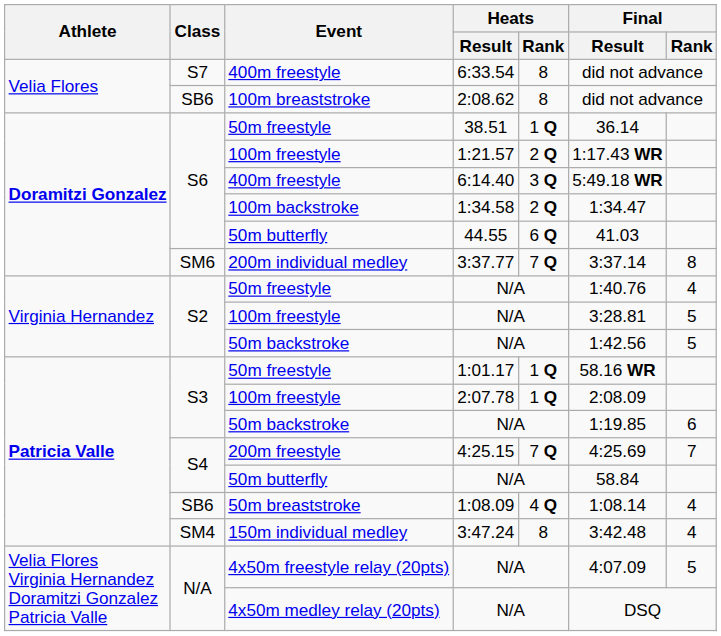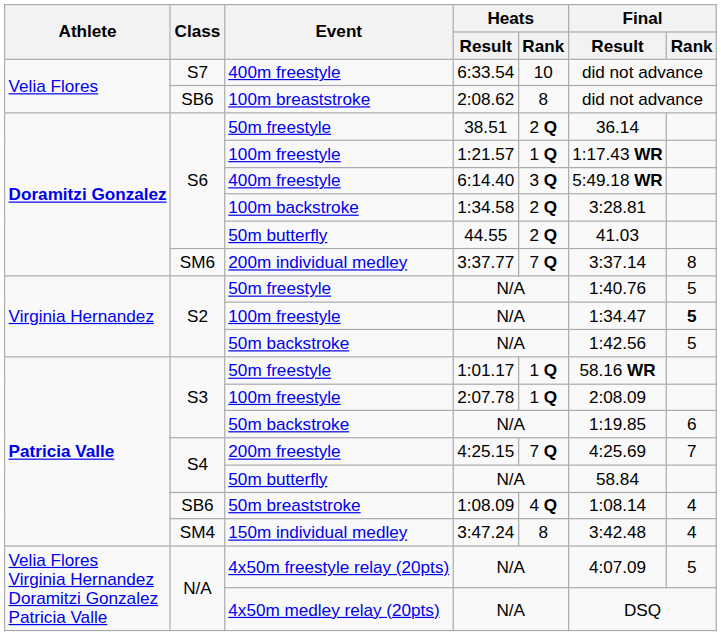(543, 73) 8 -> (543, 73) 10
(543, 127) 1 Q -> (543, 127) 2 Q
(543, 154) 2 Q -> (543, 154) 1 Q
(617, 208) 1:34.47 -> (617, 208) 3:28.81
(543, 235) 6 Q -> (543, 235) 2 Q
(692, 289) 4 -> (692, 289) 5
(617, 316) 3:28.81 -> (617, 316) 1:34.47
(692, 316) normal -> (692, 316) bold
